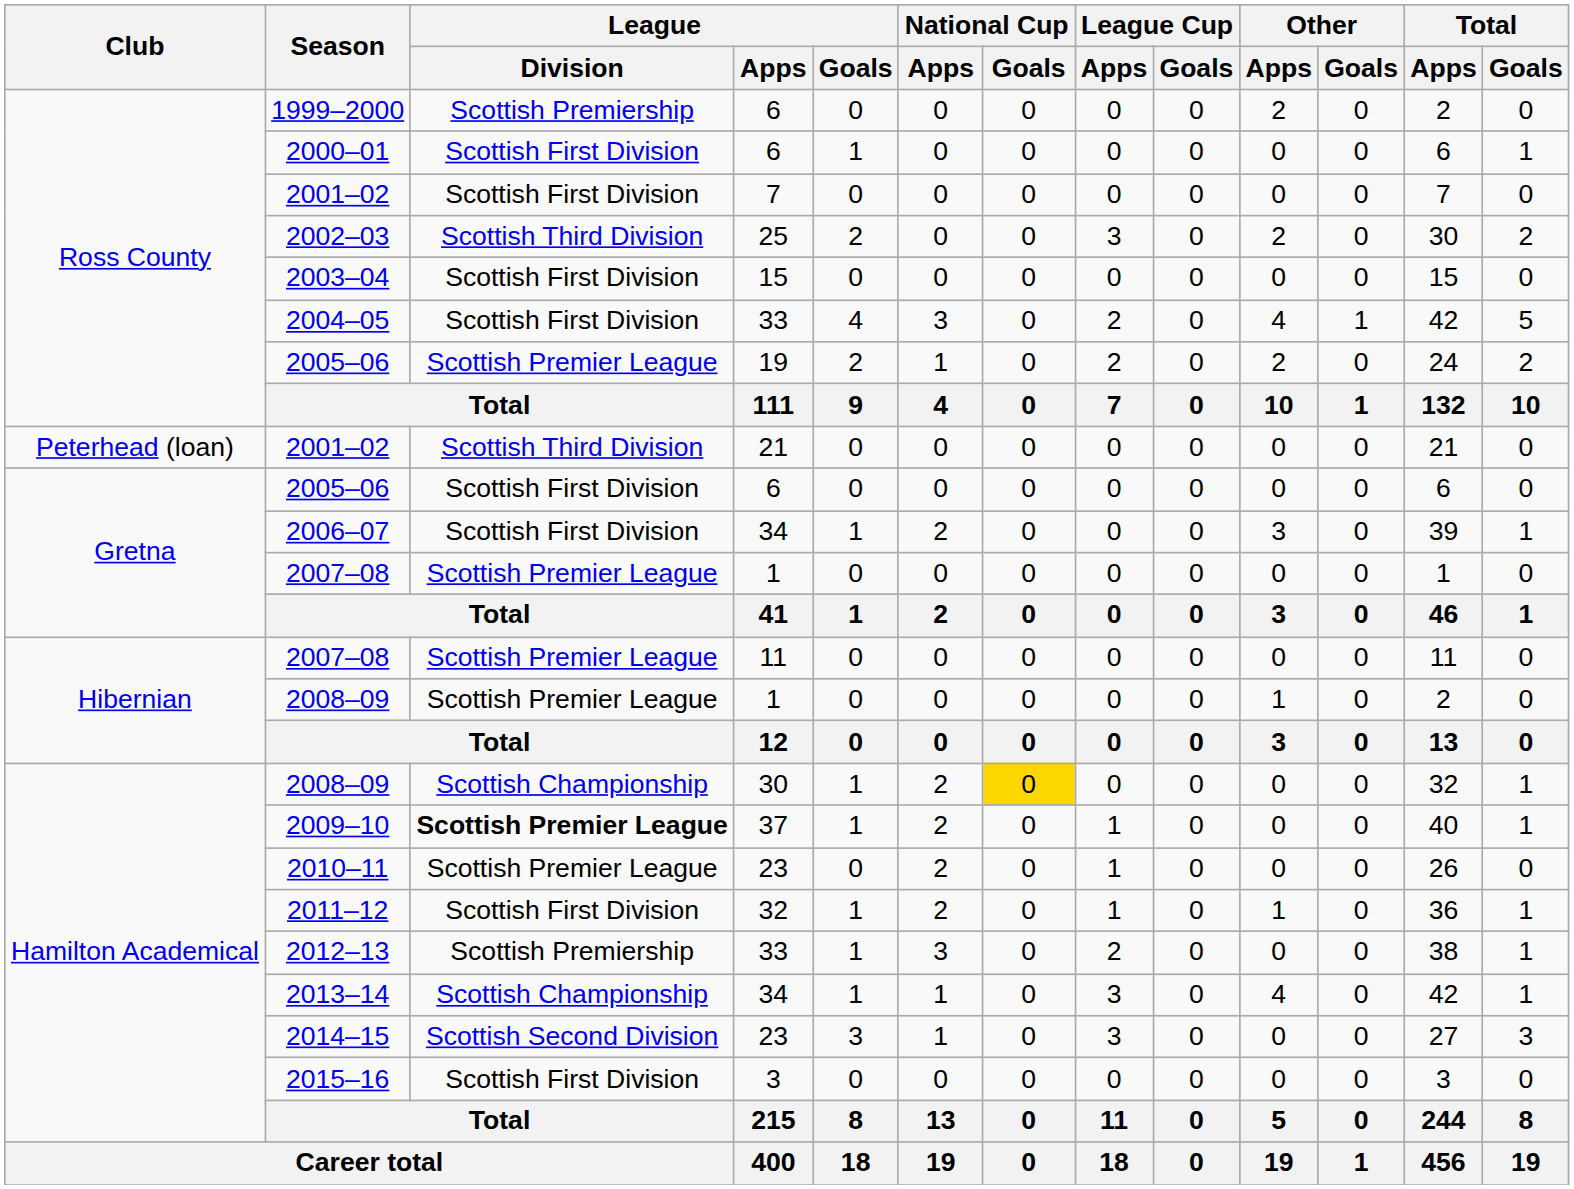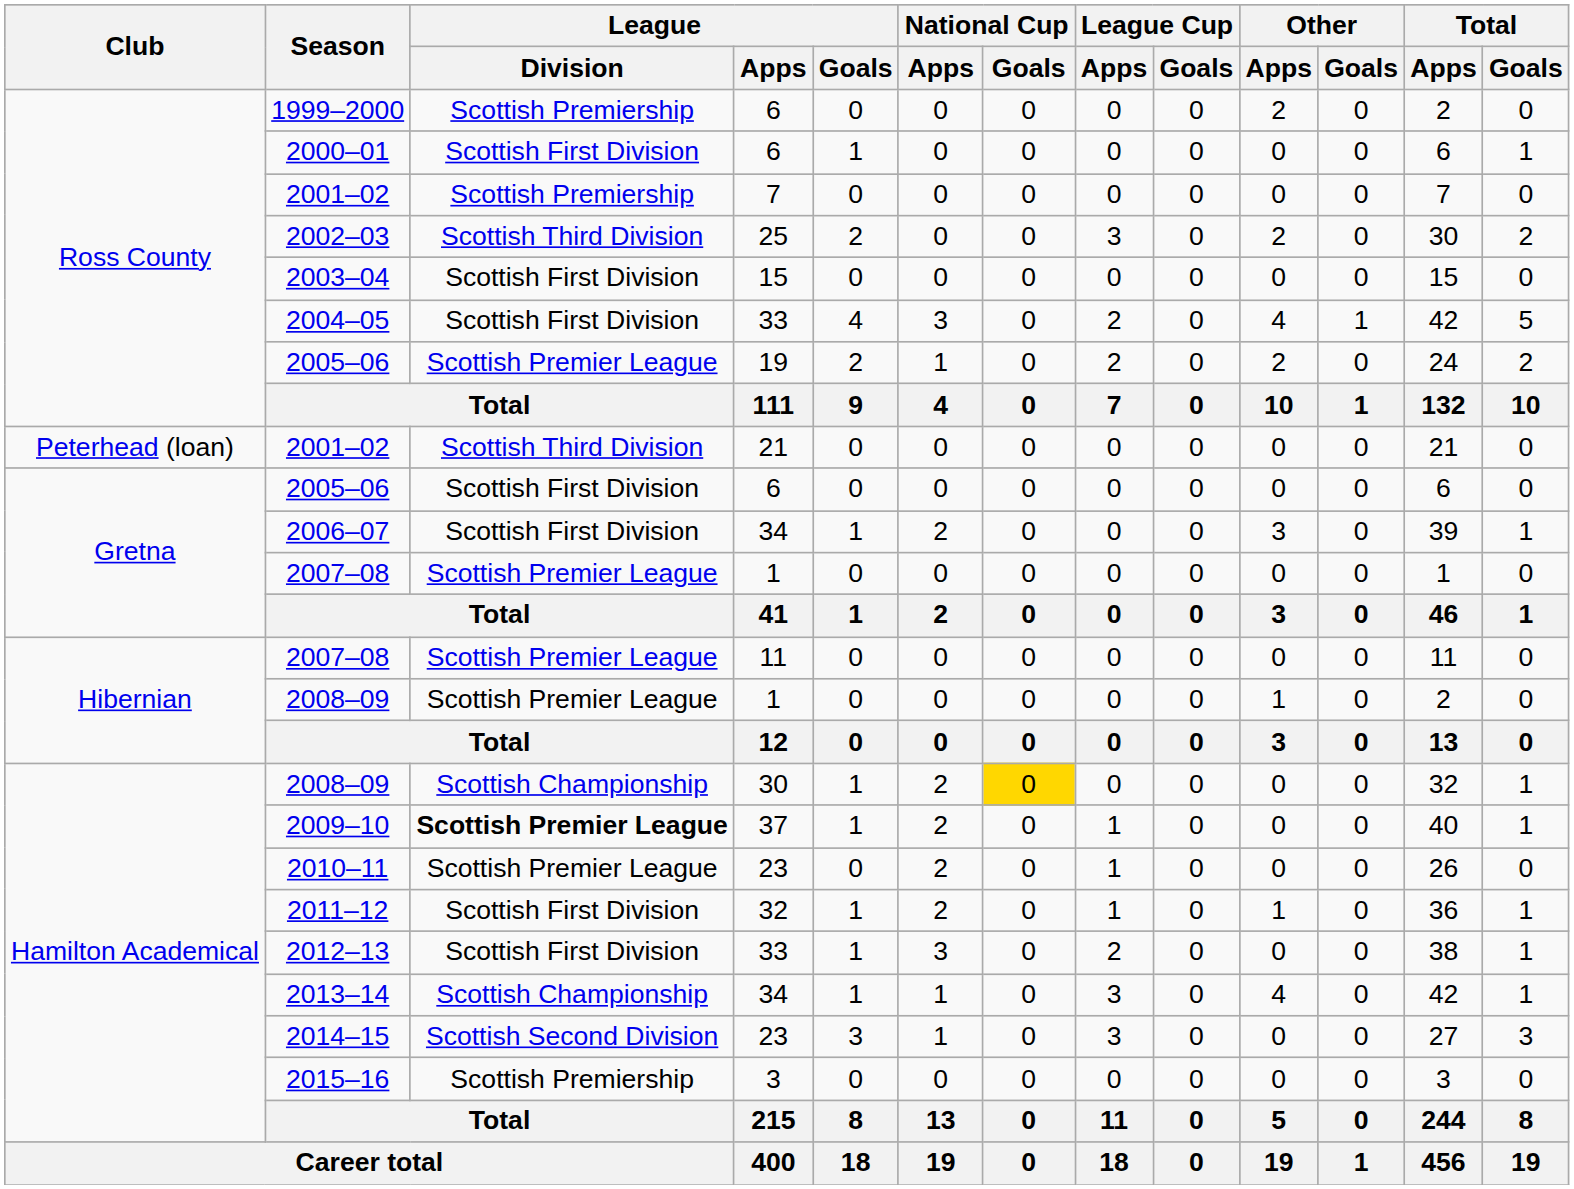(572, 194) Scottish First Division -> (572, 194) Scottish Premiership
(572, 952) Scottish Premiership -> (572, 952) Scottish First Division
(572, 1078) Scottish First Division -> (572, 1078) Scottish Premiership
